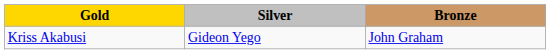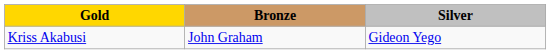columns swapped: (275, 15) <-> (455, 15)
